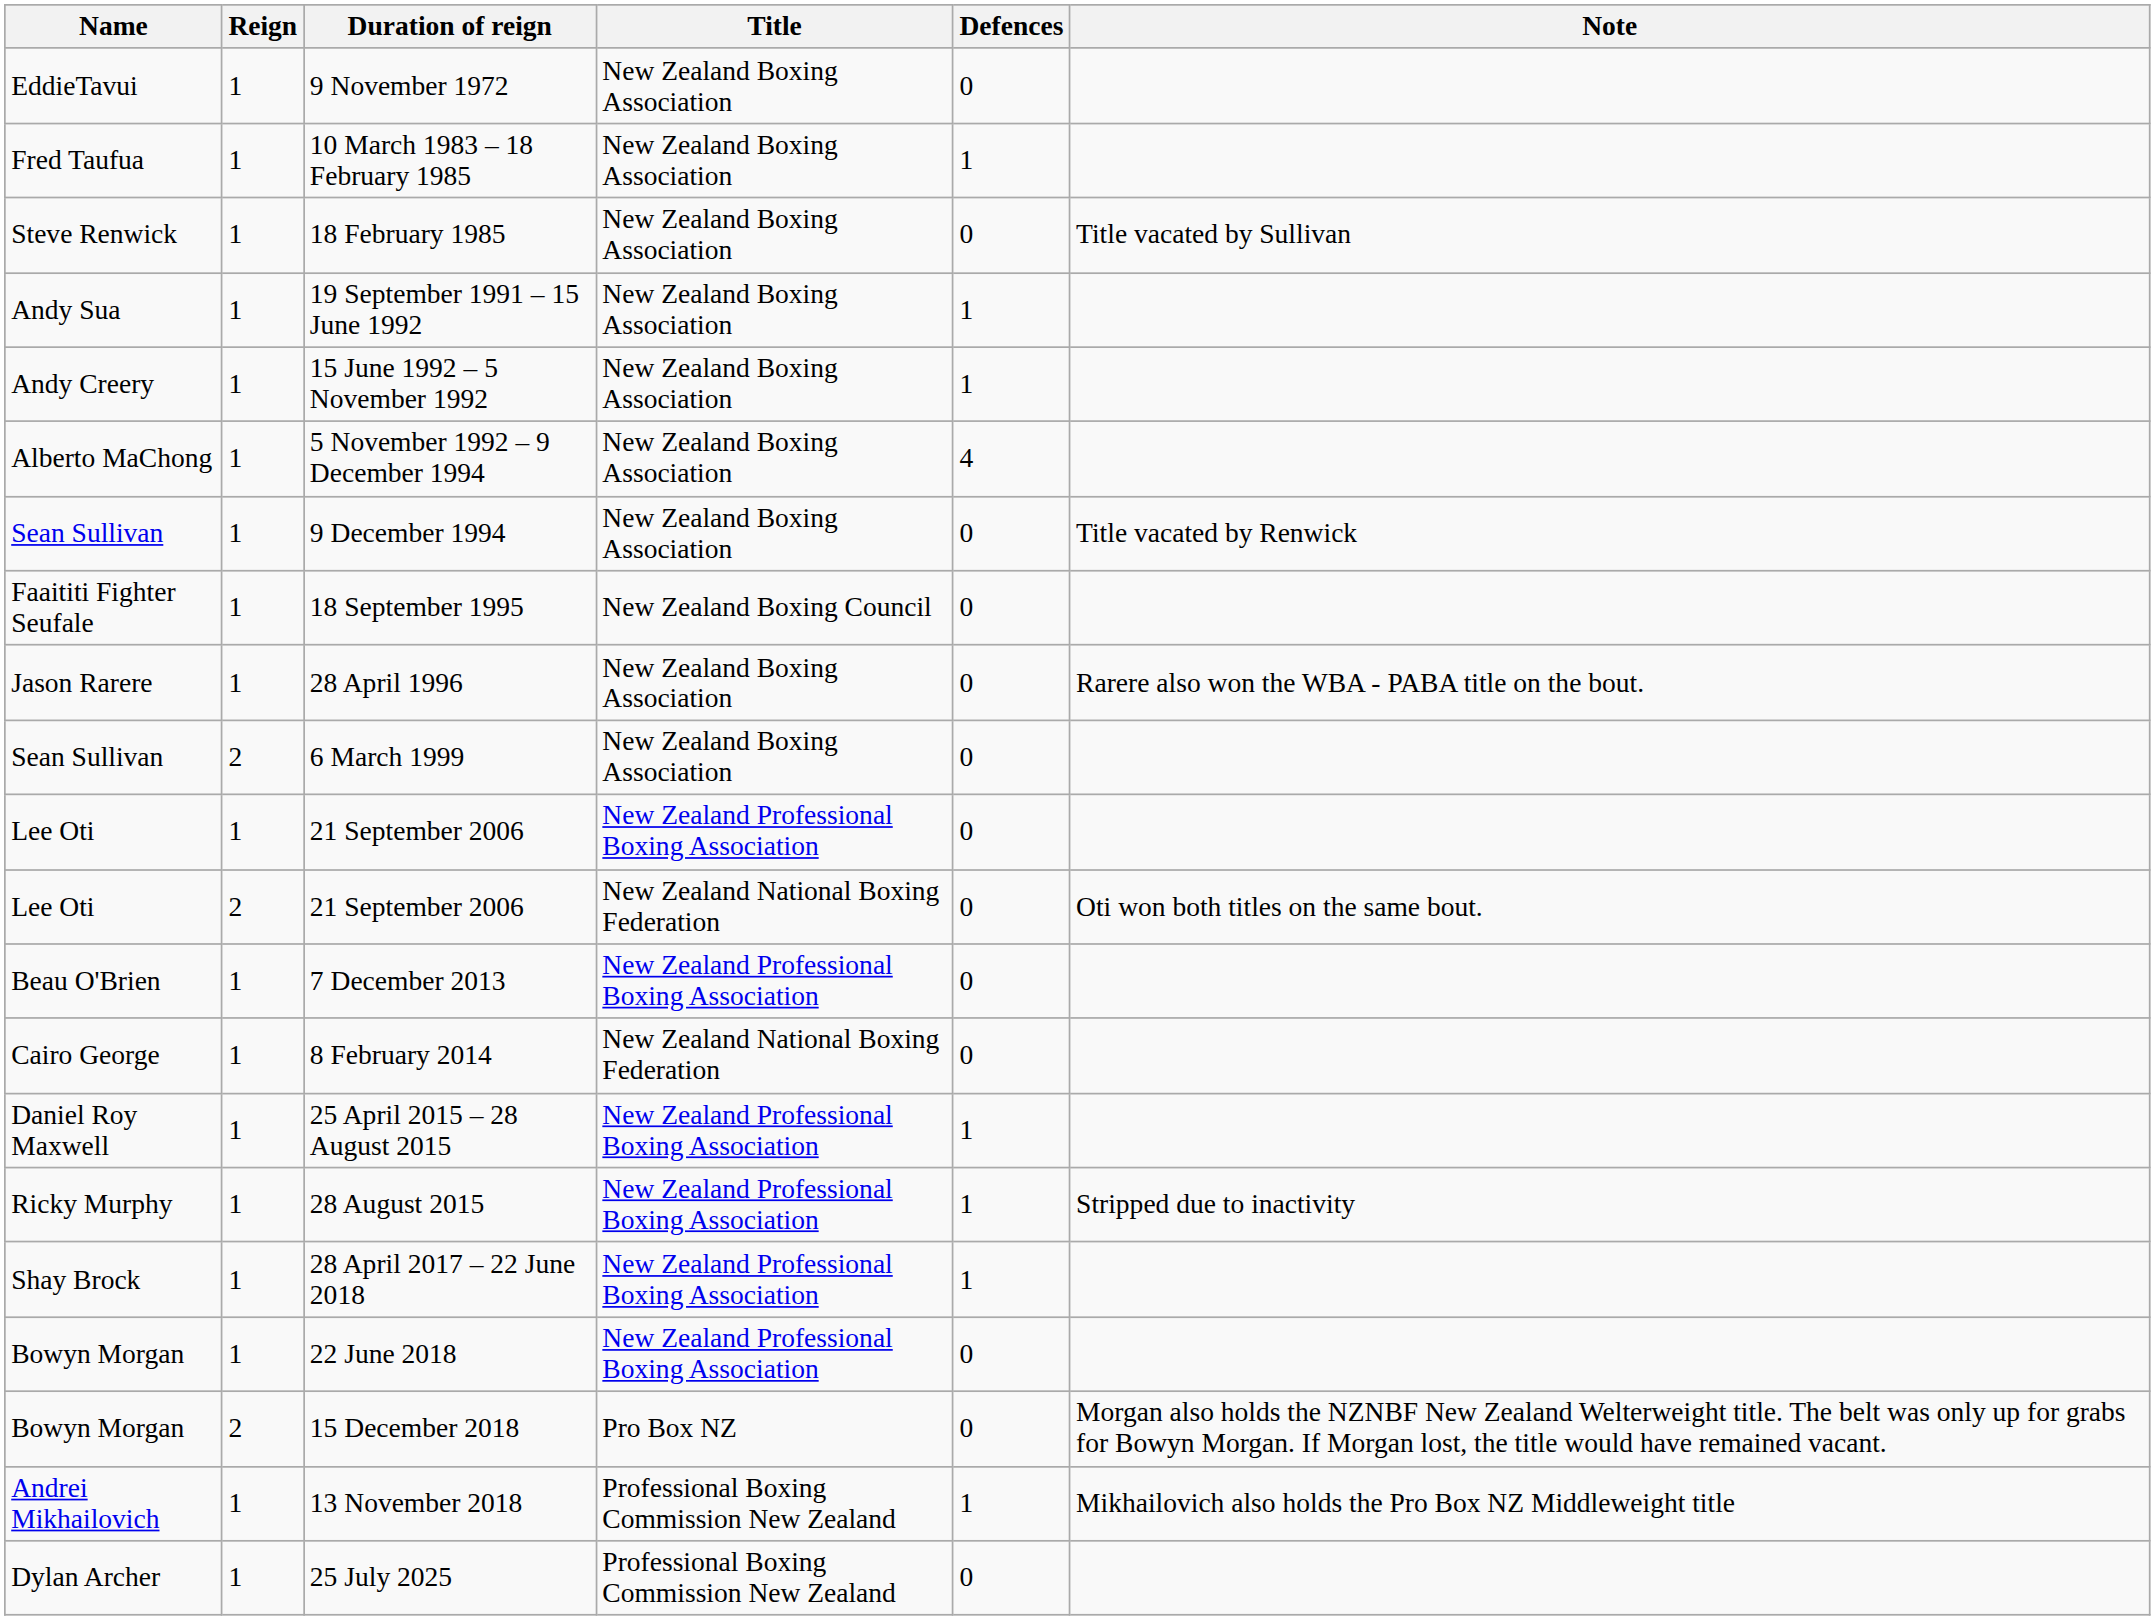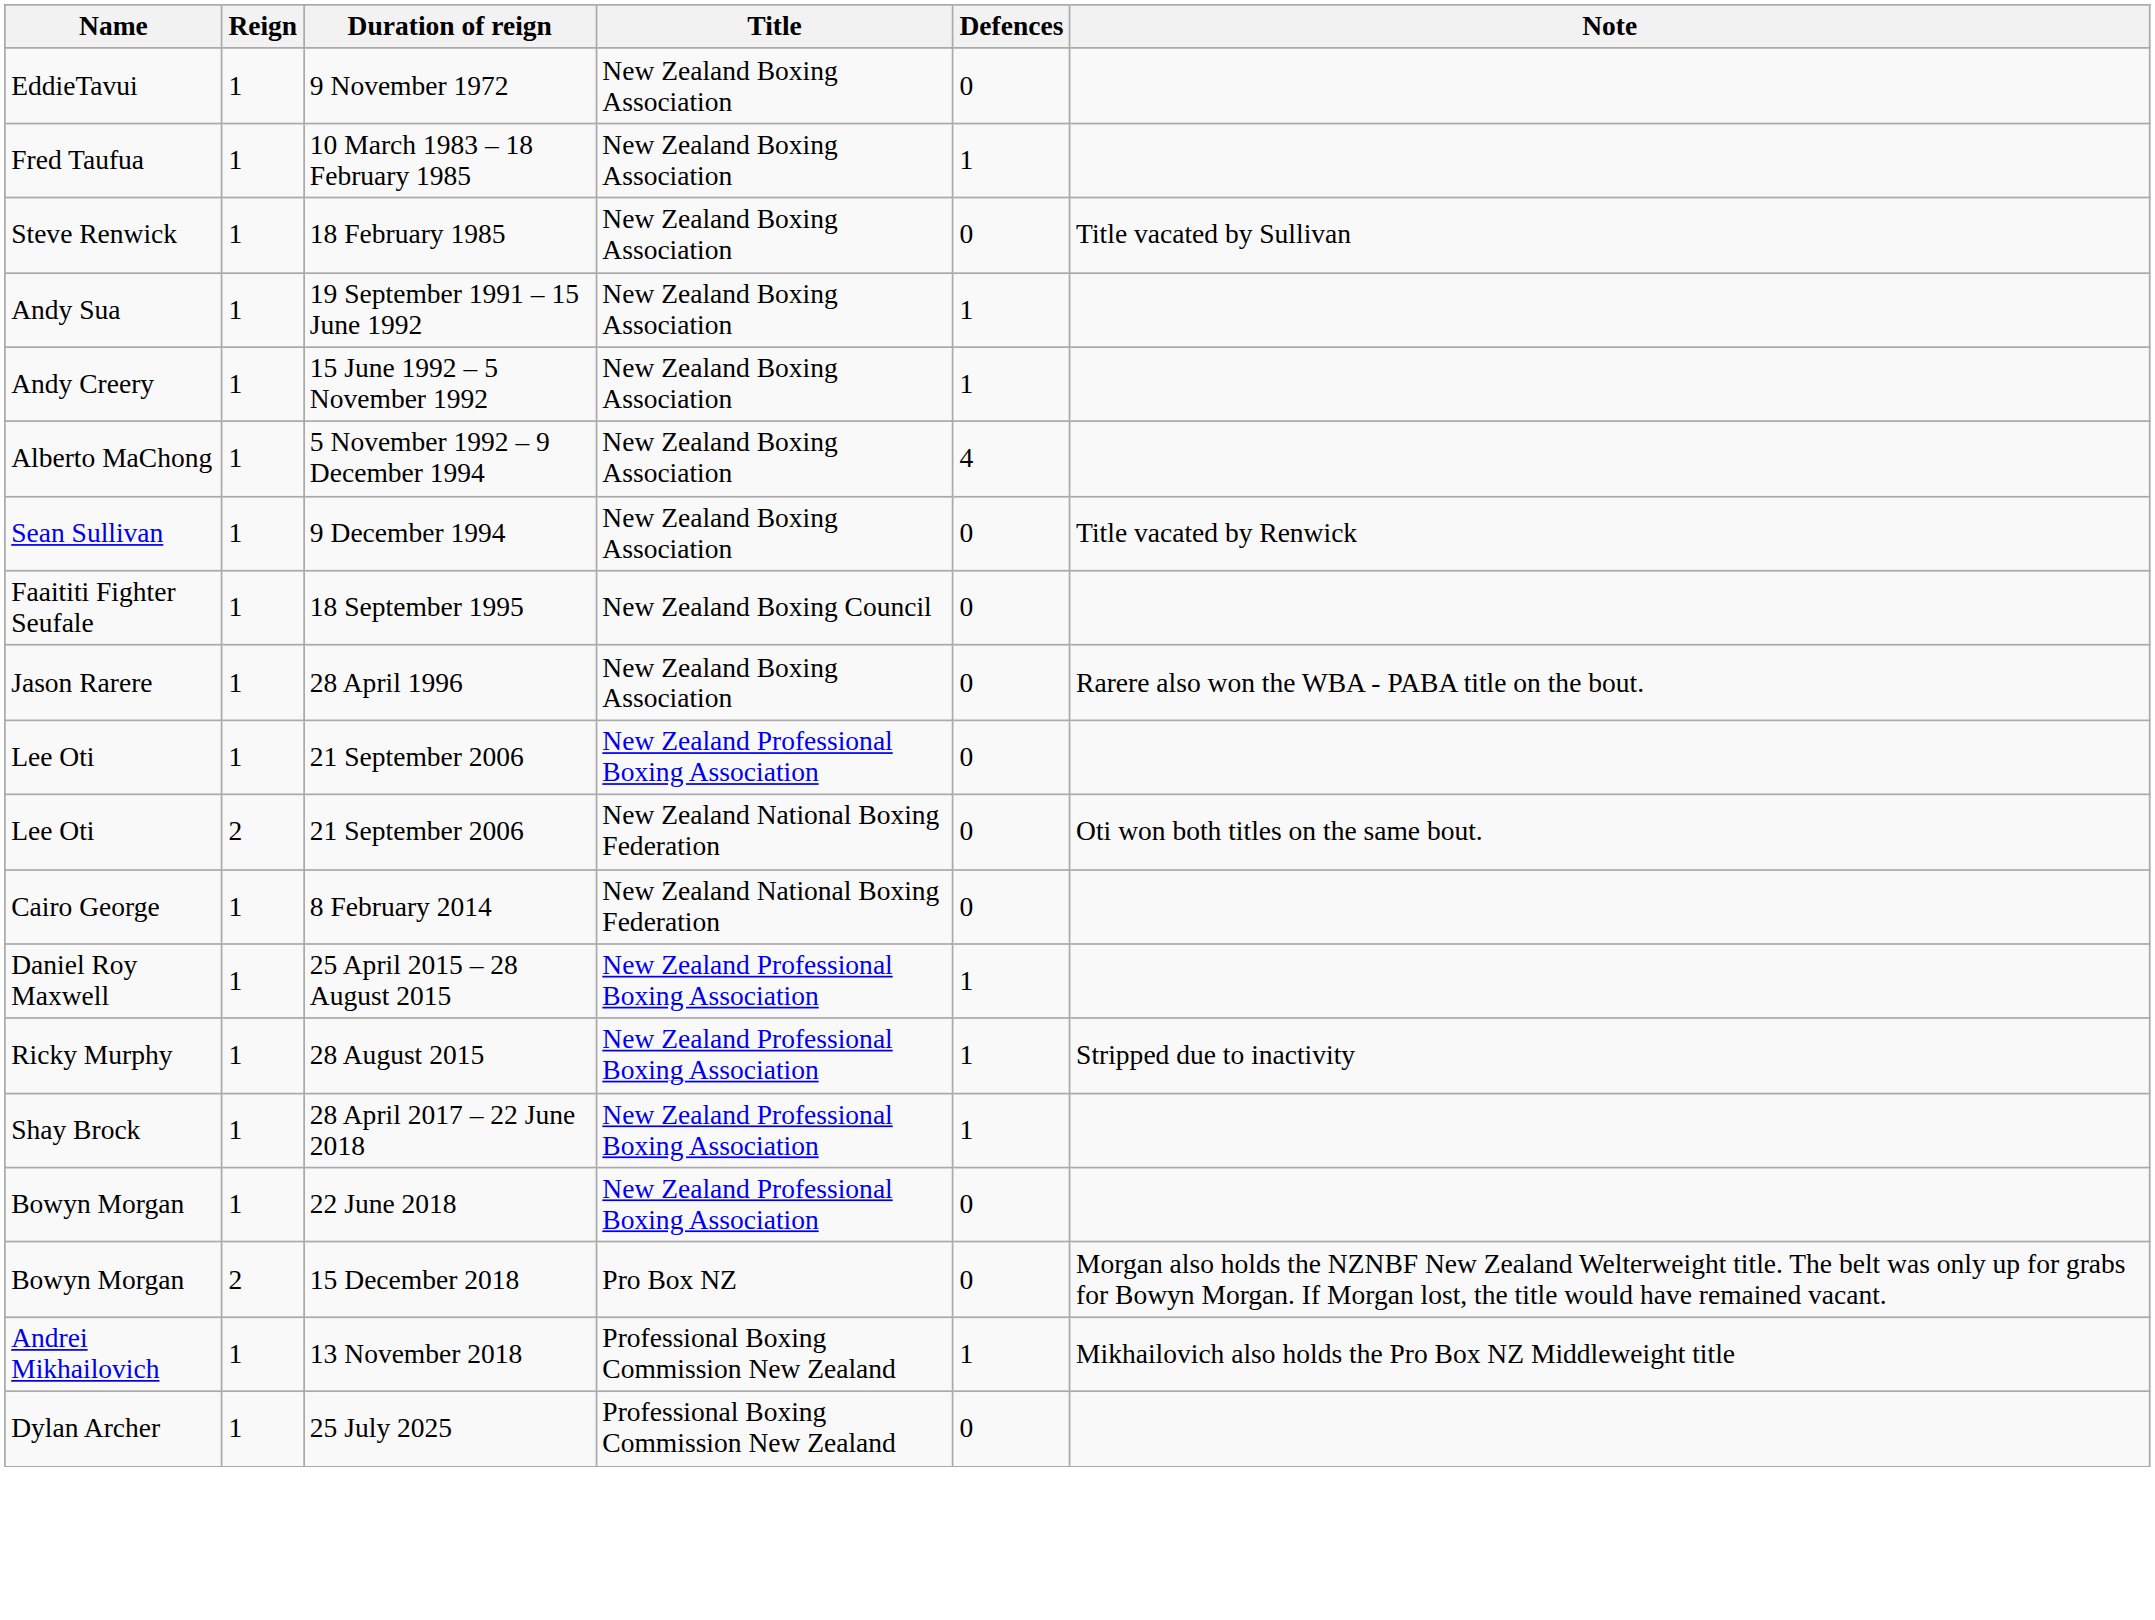- row: (387, 756)
- row: (408, 980)
